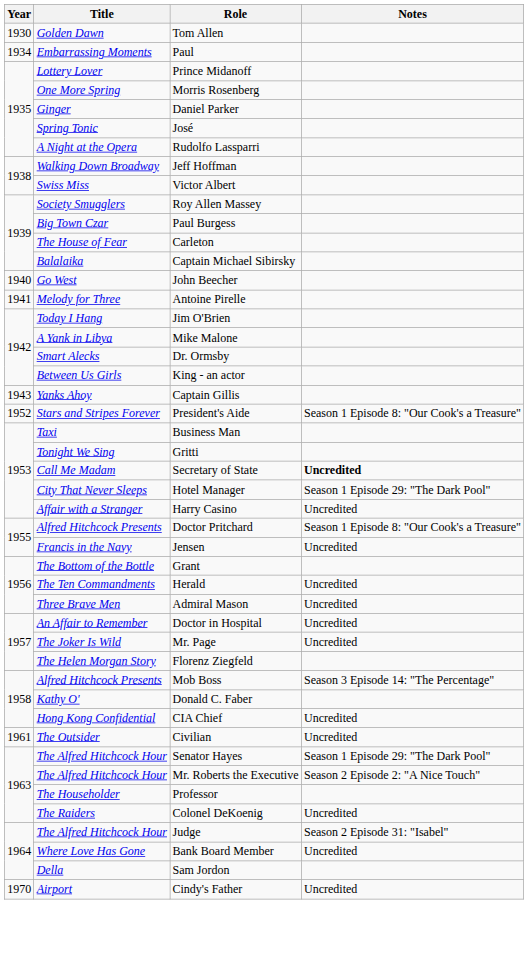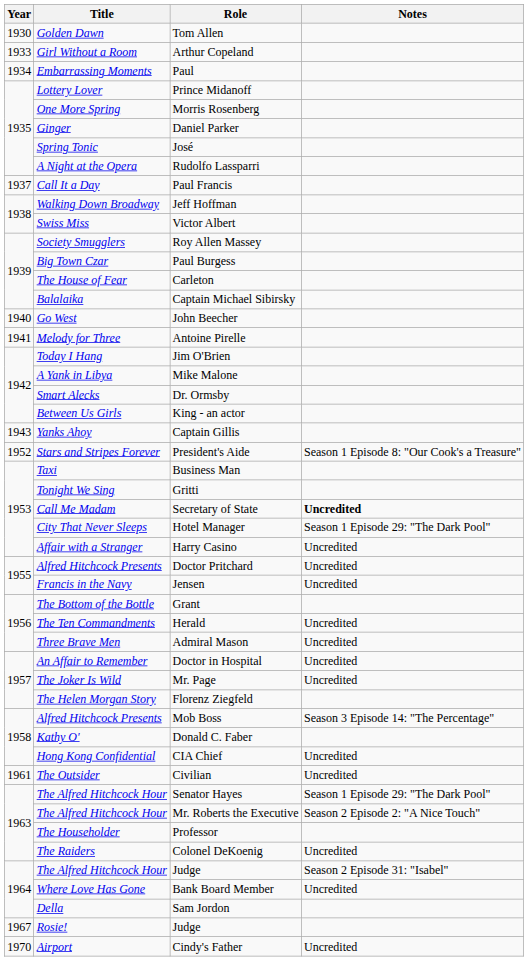+ row: (87, 52)
+ row: (68, 185)
(412, 527) Season 1 Episode 8: "Our Cook's a Treasure" -> (331, 565) Uncredited
+ row: (52, 927)
